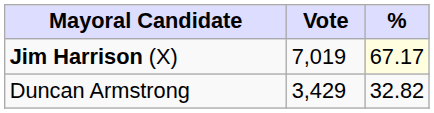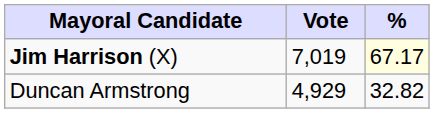(319, 90) 3,429 -> (319, 90) 4,929
